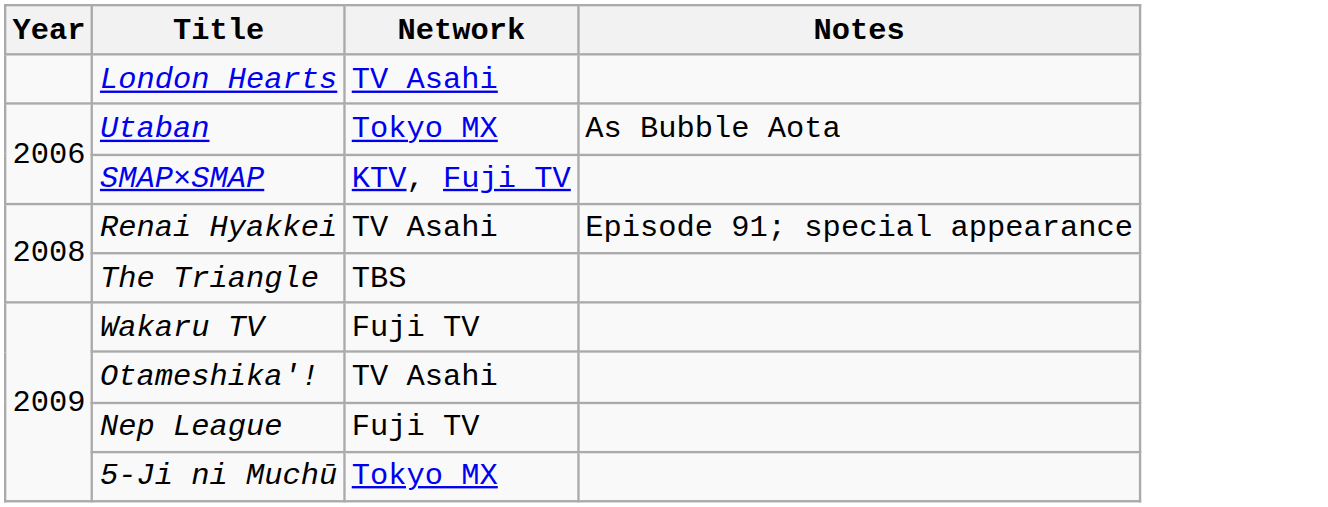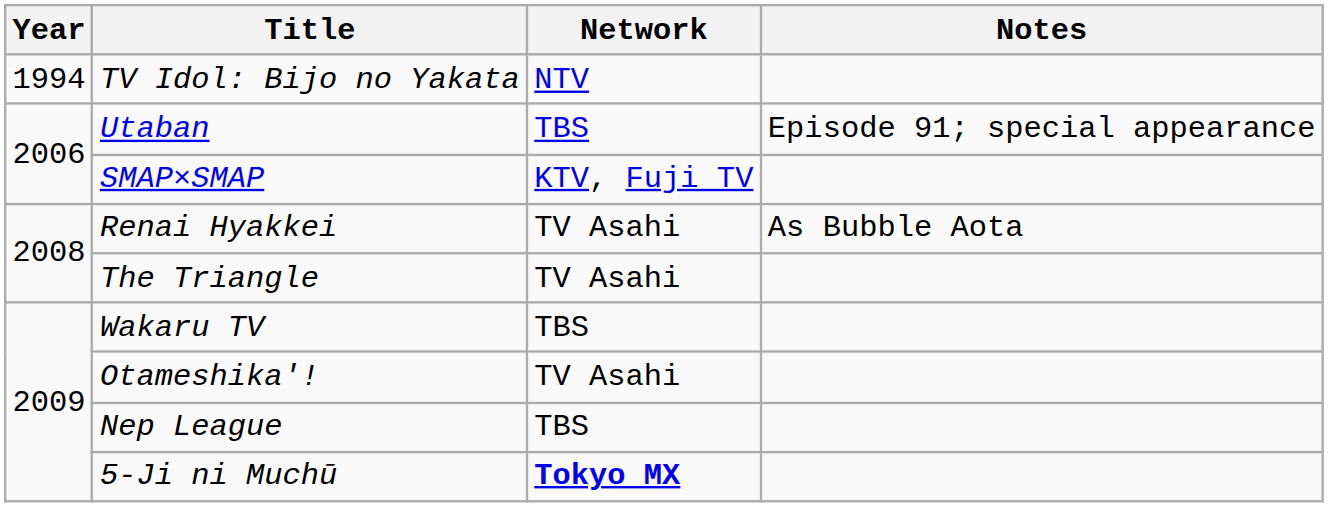- row: (219, 80)
+ row: (310, 80)
(425, 129) Tokyo MX -> (562, 129) TBS
(713, 129) As Bubble Aota -> (1042, 129) Episode 91; special appearance
(859, 228) Episode 91; special appearance -> (896, 228) As Bubble Aota
(379, 278) TBS -> (607, 278) TV Asahi
(416, 327) Fuji TV -> (562, 327) TBS
(416, 427) Fuji TV -> (562, 427) TBS
(425, 476) normal -> (607, 476) bold
